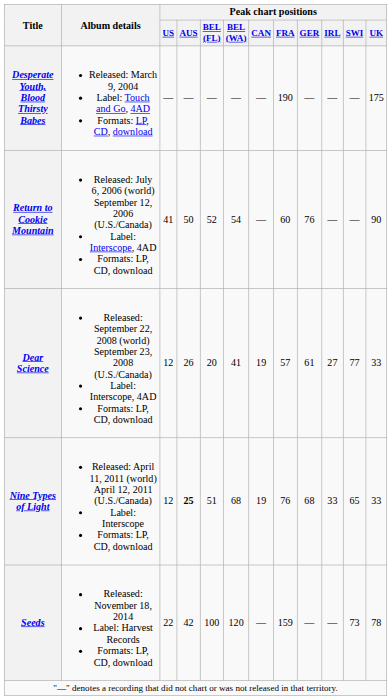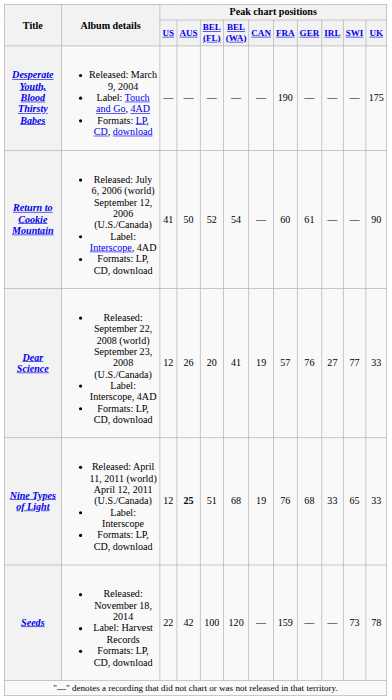(309, 219) 76 -> (309, 219) 61
(309, 363) 61 -> (309, 363) 76
